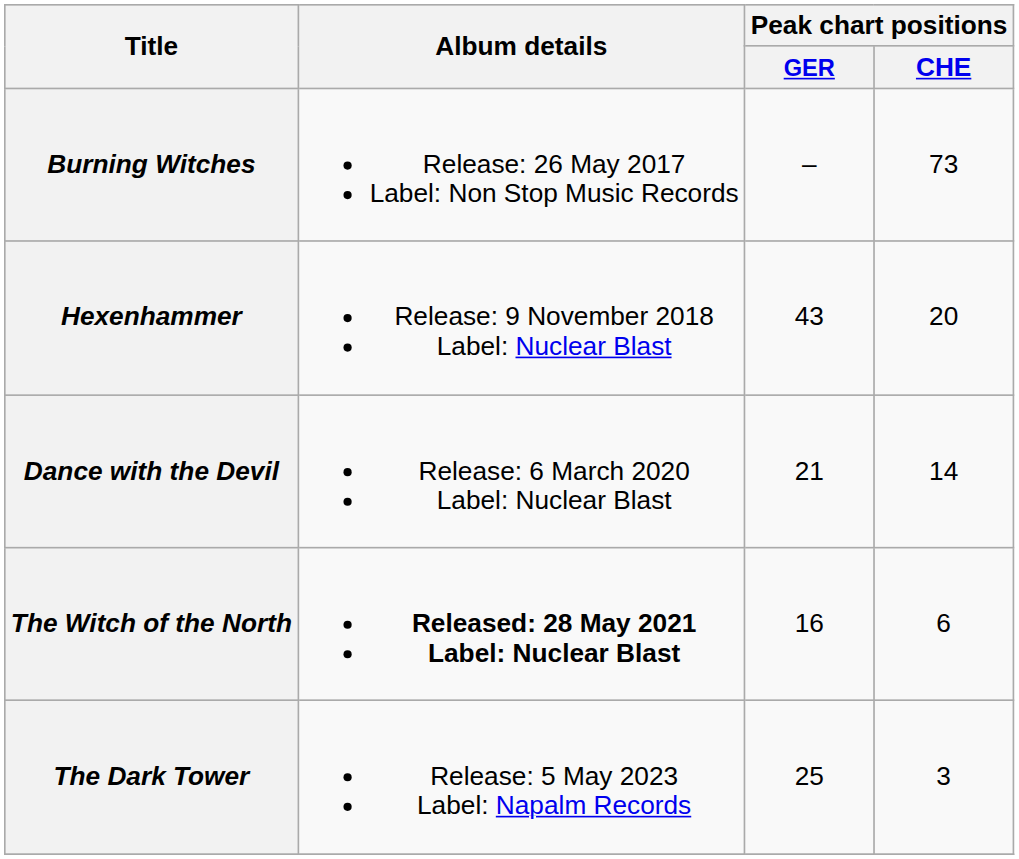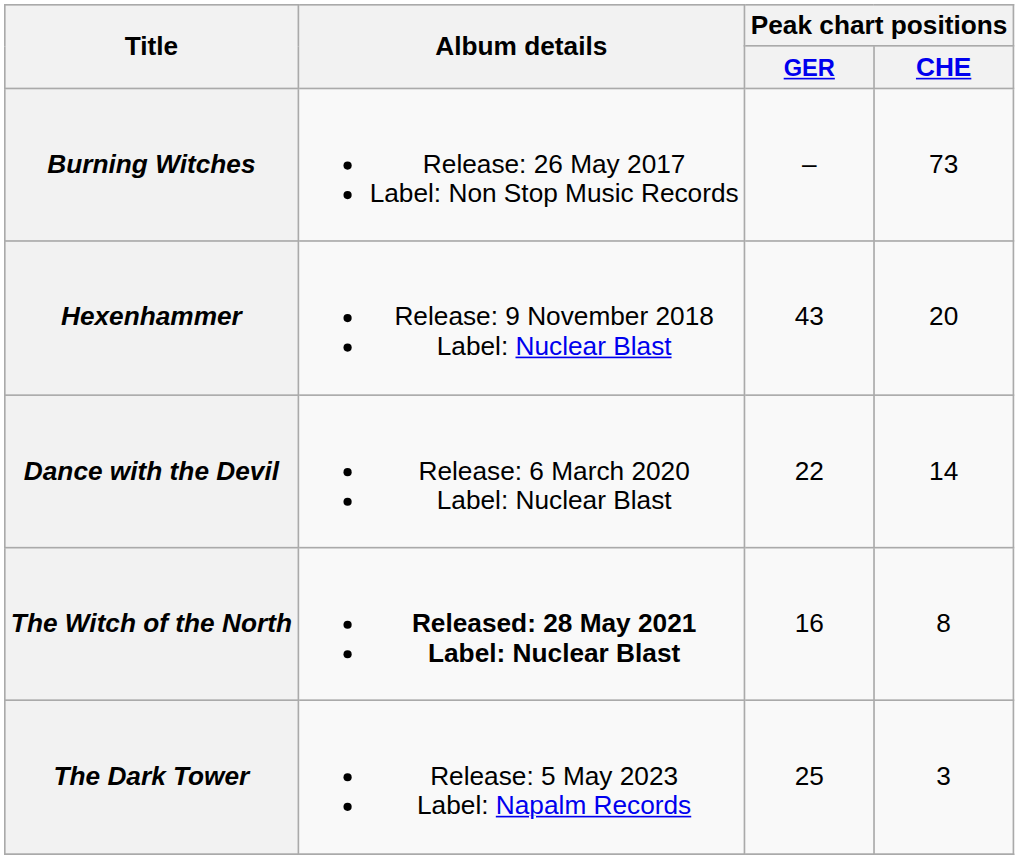(809, 470) 21 -> (809, 470) 22
(944, 623) 6 -> (944, 623) 8
